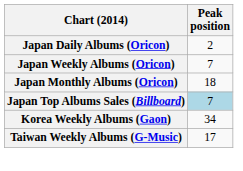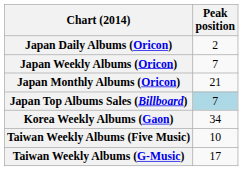(210, 82) 18 -> (215, 82) 21
+ row: (99, 138)
